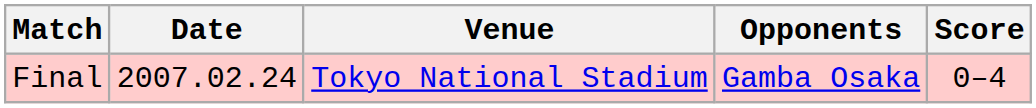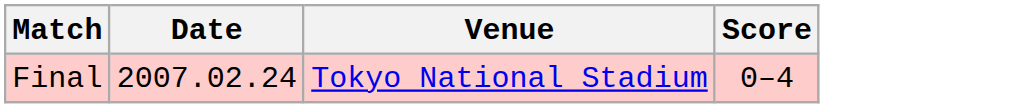- column: (821, 30)
